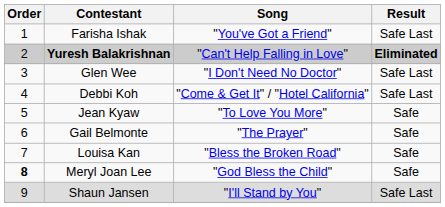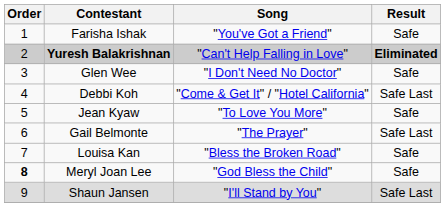(406, 34) Safe Last -> (406, 34) Safe
(406, 73) Safe Last -> (406, 73) Safe
(406, 133) Safe -> (406, 133) Safe Last
